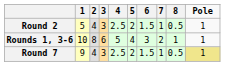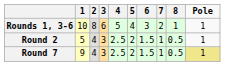rows swapped: (40, 40) <-> (40, 26)
